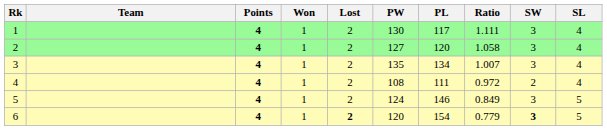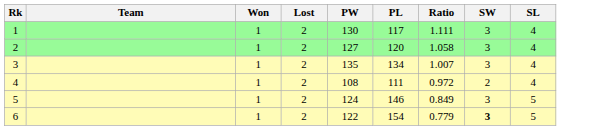- column: (258, 13)
(350, 116) bold -> (304, 116) normal
(396, 116) 120 -> (350, 116) 122
